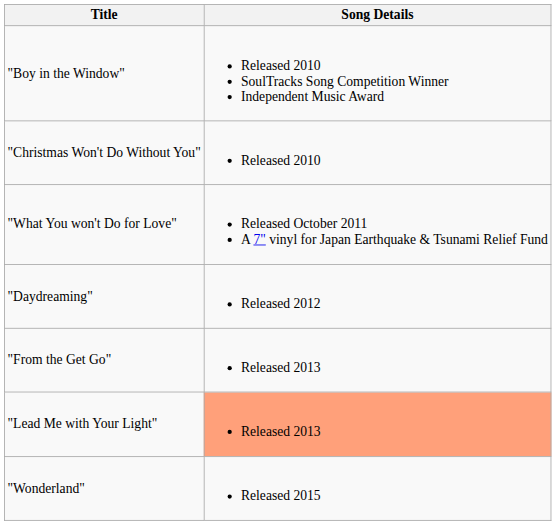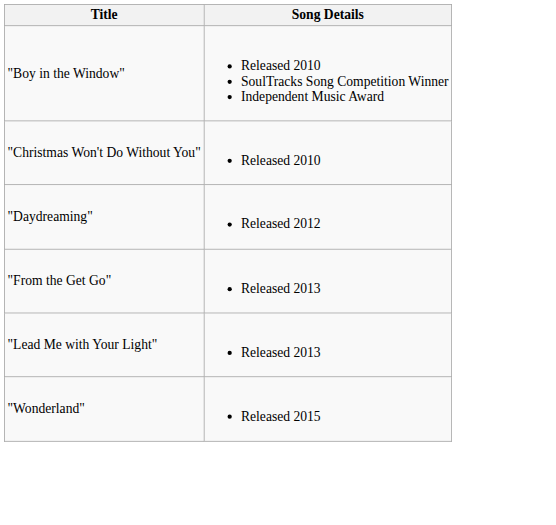- row: (92, 224)
(377, 432) lightsalmon background -> (328, 353) no background
